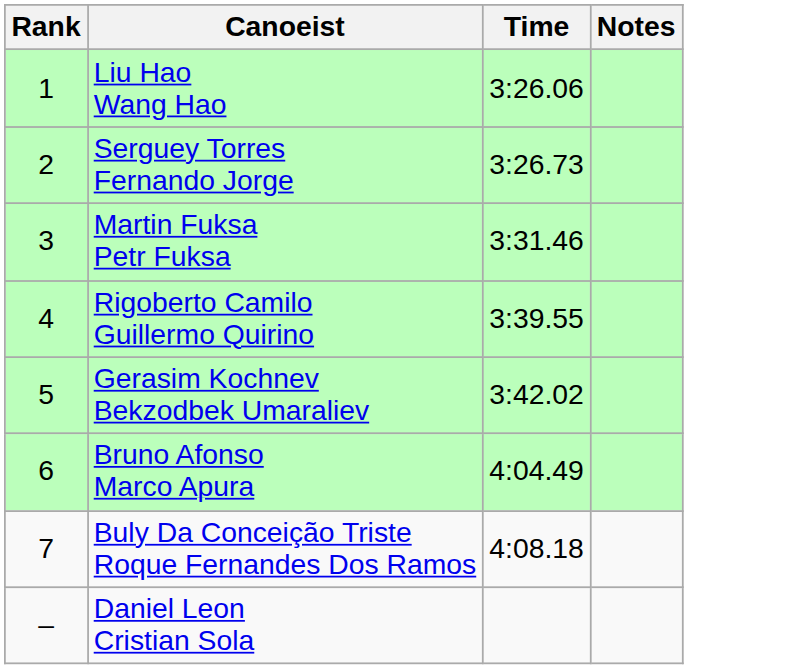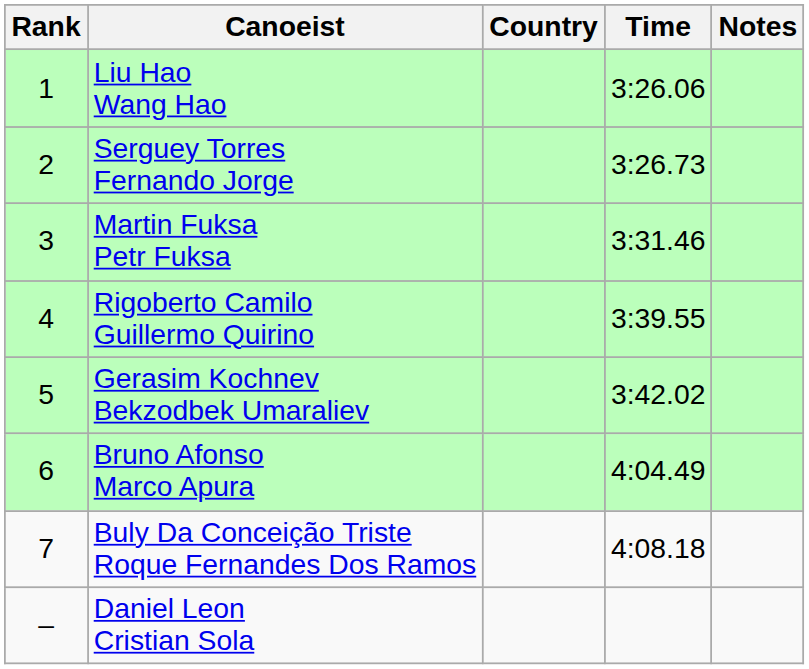+ column: (544, 26)
